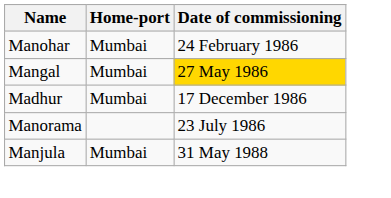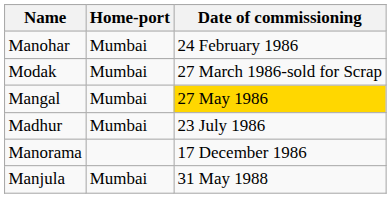+ row: (32, 71)
(242, 98) 17 December 1986 -> (221, 125) 23 July 1986
(221, 125) 23 July 1986 -> (242, 152) 17 December 1986
